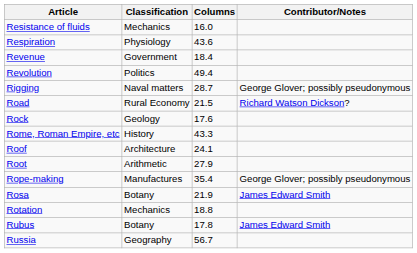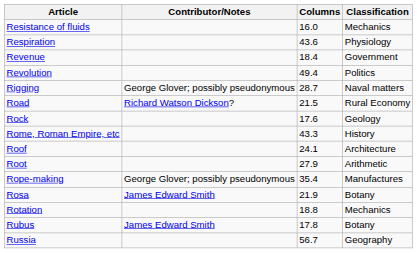columns swapped: (157, 12) <-> (325, 12)
